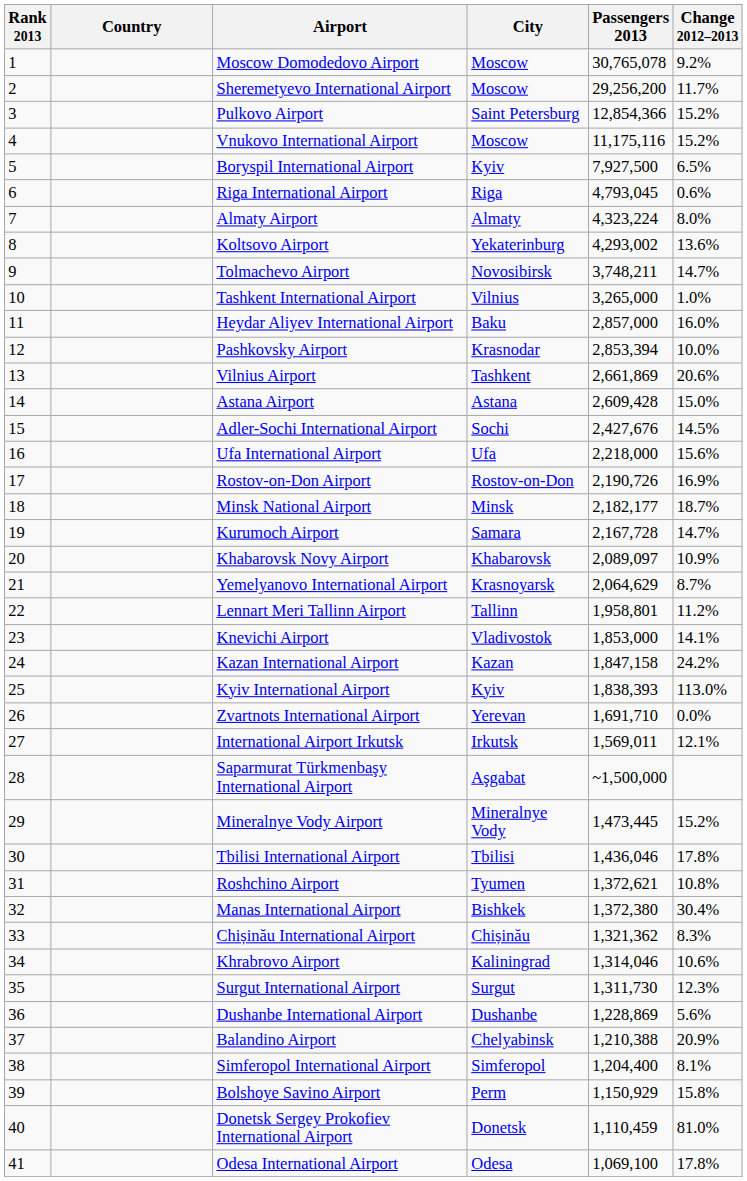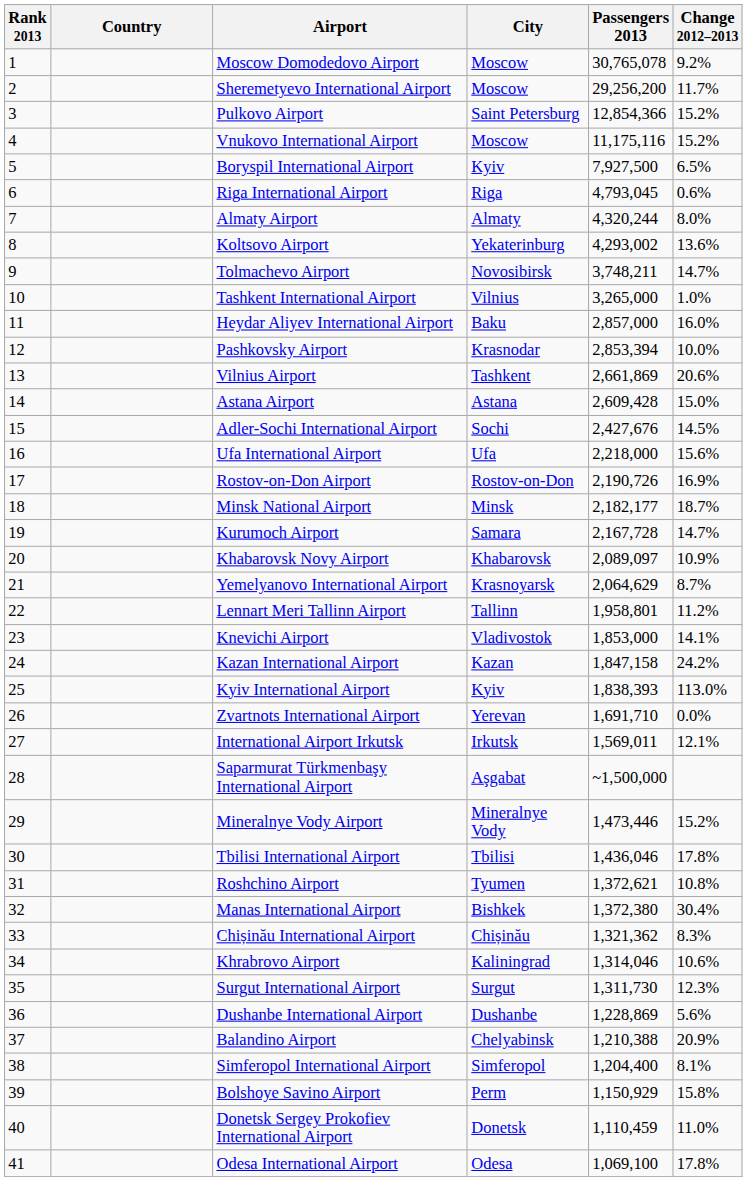(625, 219) 4,323,224 -> (625, 219) 4,320,244
(625, 821) 1,473,445 -> (625, 821) 1,473,446
(698, 1127) 81.0% -> (698, 1127) 11.0%
